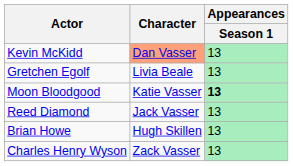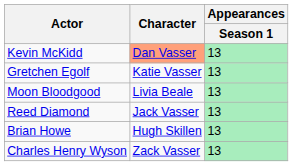(163, 72) Livia Beale -> (167, 72) Katie Vasser
(167, 92) Katie Vasser -> (163, 92) Livia Beale
(214, 92) bold -> (214, 92) normal
